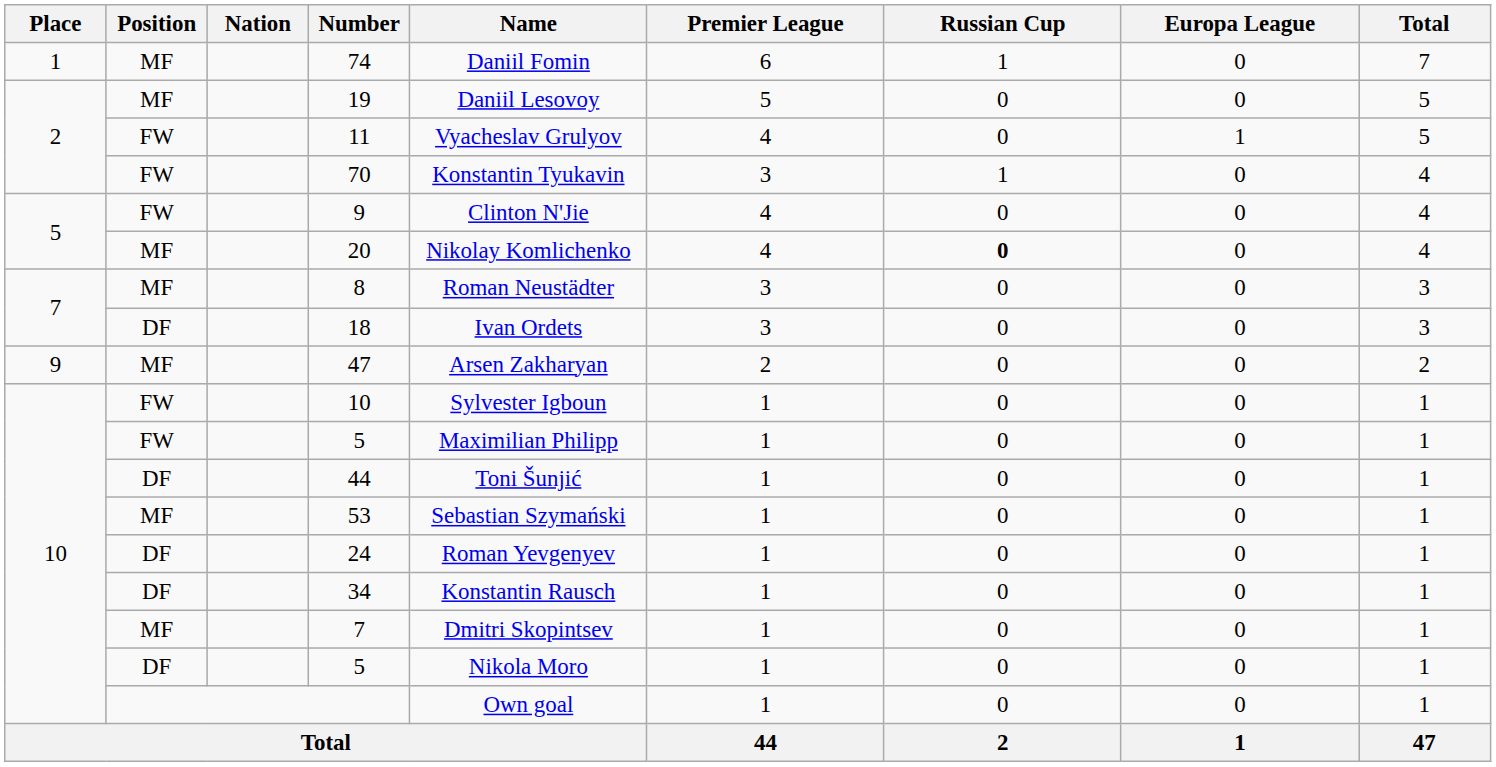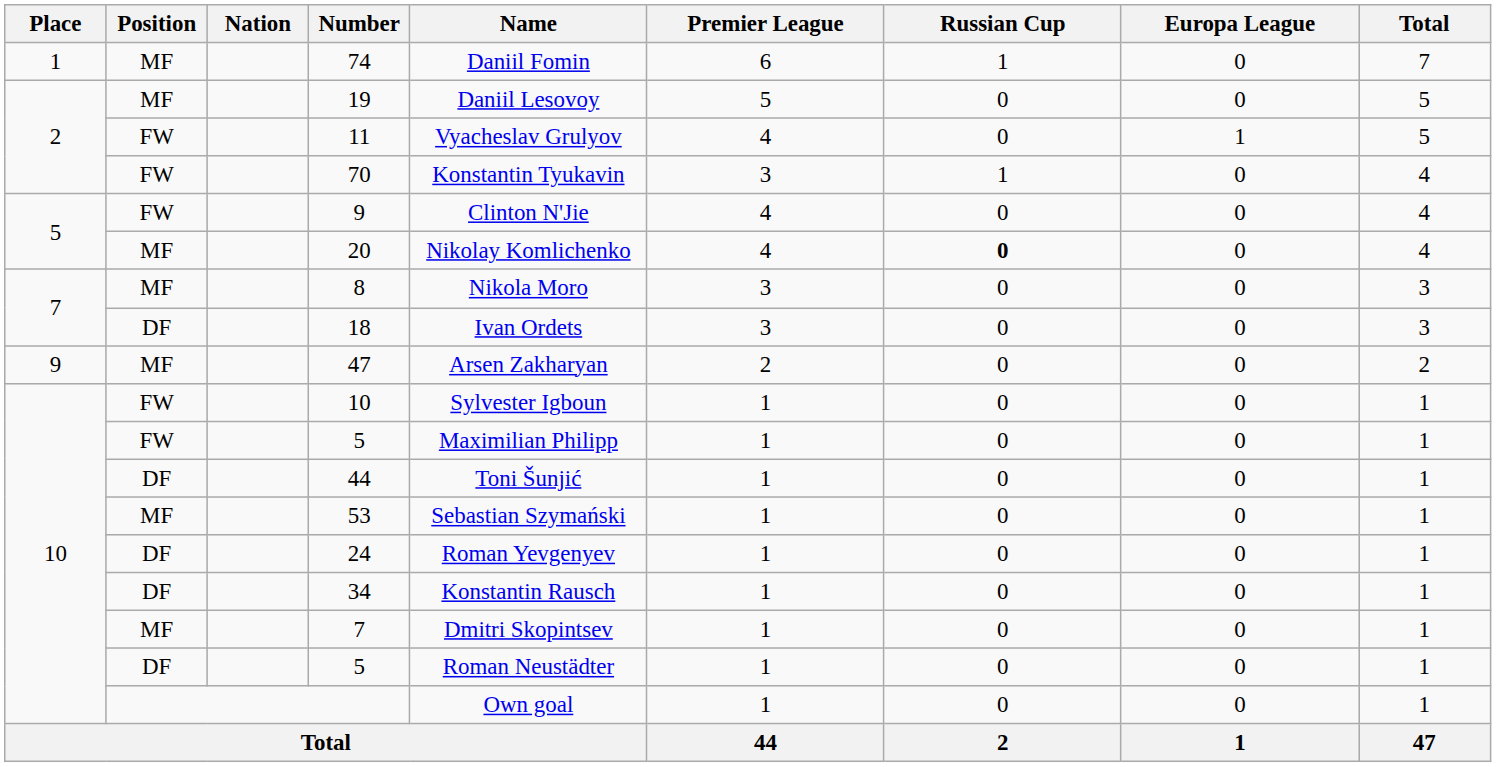(528, 288) Roman Neustädter -> (528, 288) Nikola Moro
(528, 666) Nikola Moro -> (528, 666) Roman Neustädter
